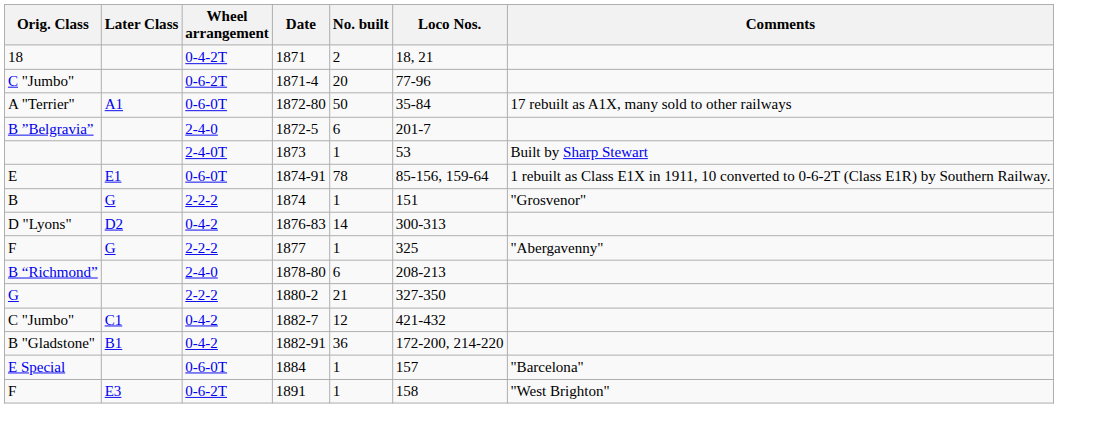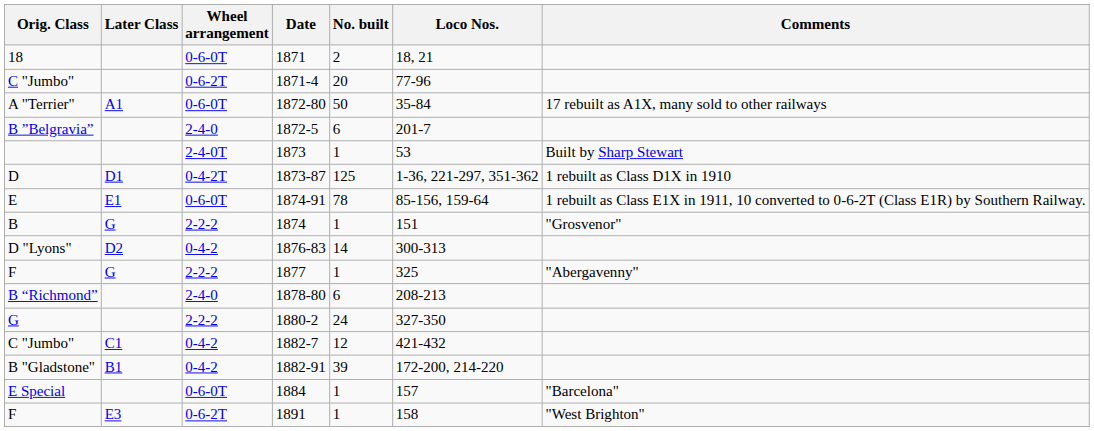(206, 57) 0-4-2T -> (206, 57) 0-6-0T
+ row: (301, 176)
(340, 295) 21 -> (340, 319) 24
(340, 343) 36 -> (340, 367) 39
